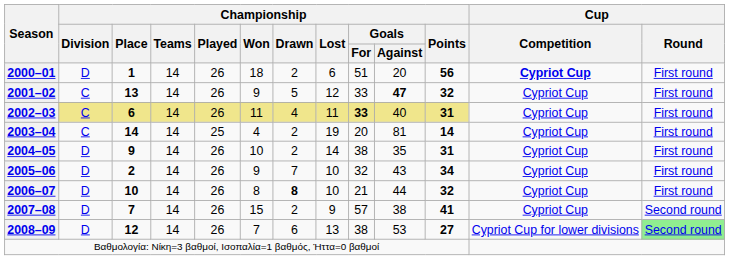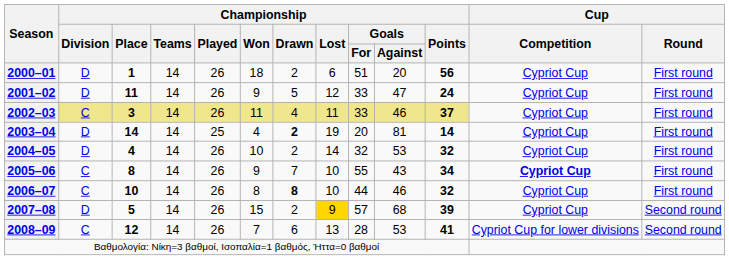(555, 73) bold -> (555, 73) normal
(85, 93) C -> (85, 93) D
(131, 93) 13 -> (131, 93) 11
(400, 93) bold -> (400, 93) normal
(447, 93) 32 -> (447, 93) 24
(131, 112) 6 -> (131, 112) 3
(361, 112) bold -> (361, 112) normal
(400, 112) 40 -> (400, 112) 46
(447, 112) 31 -> (447, 112) 37
(85, 132) C -> (85, 132) D
(294, 132) normal -> (294, 132) bold
(131, 152) 9 -> (131, 152) 4
(361, 152) 38 -> (361, 152) 32
(400, 152) 35 -> (400, 152) 53
(447, 152) 31 -> (447, 152) 32
(85, 171) D -> (85, 171) C
(131, 171) 2 -> (131, 171) 8
(361, 171) 32 -> (361, 171) 55
(555, 171) normal -> (555, 171) bold
(85, 191) D -> (85, 191) C
(361, 191) 21 -> (361, 191) 44
(400, 191) 44 -> (400, 191) 46
(131, 210) 7 -> (131, 210) 5
(332, 210) no background -> (332, 210) gold background
(400, 210) 38 -> (400, 210) 68
(447, 210) 41 -> (447, 210) 39
(85, 230) D -> (85, 230) C
(361, 230) 38 -> (361, 230) 28
(447, 230) 27 -> (447, 230) 41
(683, 230) lightgreen background -> (683, 230) no background
